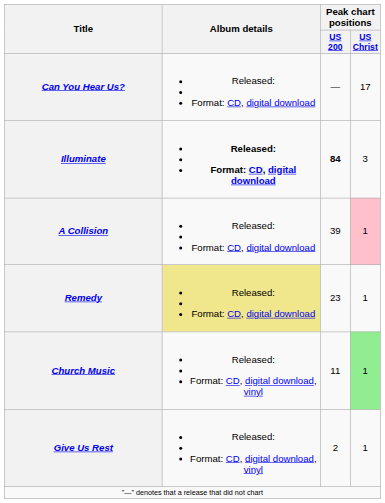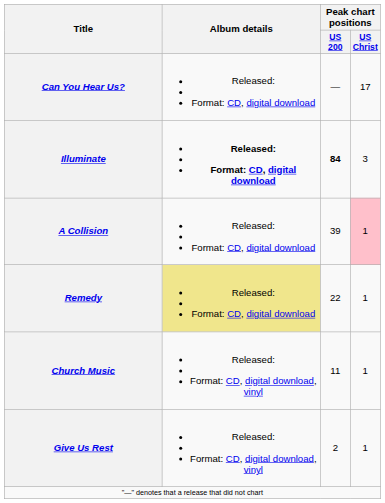(335, 298) 23 -> (335, 298) 22
(365, 370) lightgreen background -> (365, 370) no background
